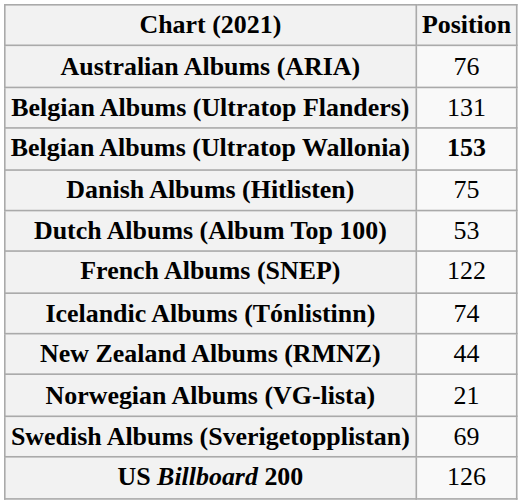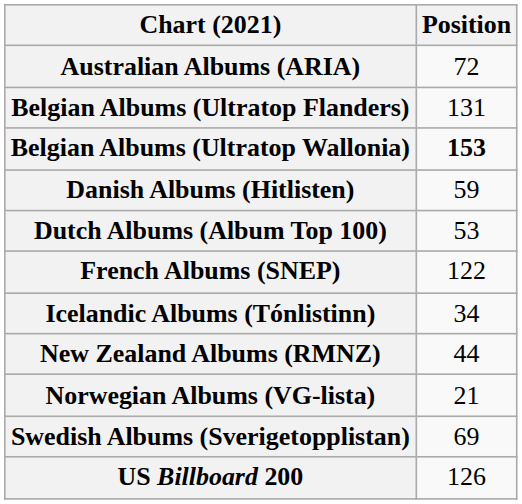(467, 66) 76 -> (467, 66) 72
(467, 189) 75 -> (467, 189) 59
(467, 312) 74 -> (467, 312) 34
